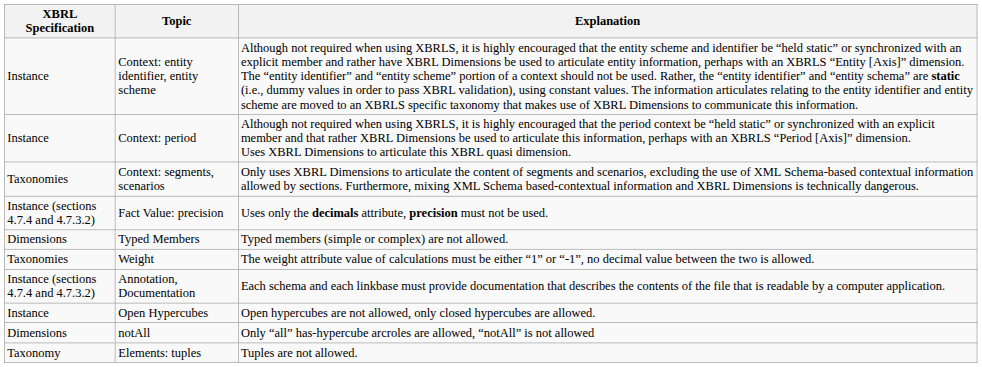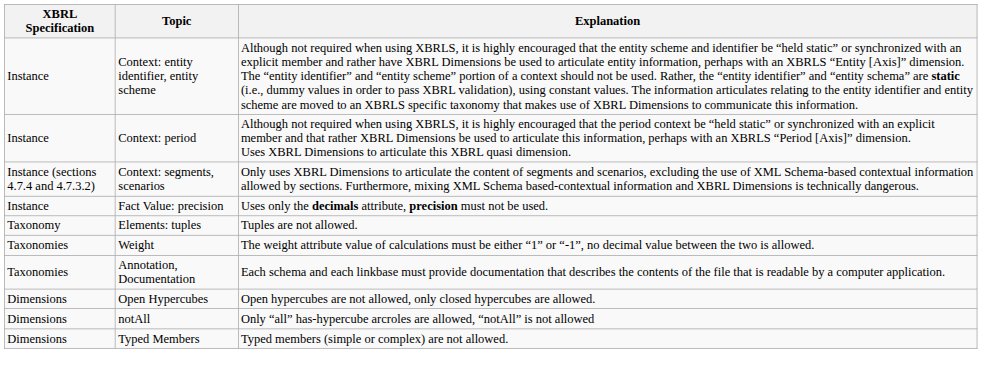(38, 179) Taxonomies -> (52, 179) Instance (sections 4.7.4 and 4.7.3.2)
(52, 212) Instance (sections 4.7.4 and 4.7.3.2) -> (28, 205) Instance
rows swapped: (160, 352) <-> (159, 239)
(52, 286) Instance (sections 4.7.4 and 4.7.3.2) -> (38, 272) Taxonomies
(28, 313) Instance -> (37, 299) Dimensions
